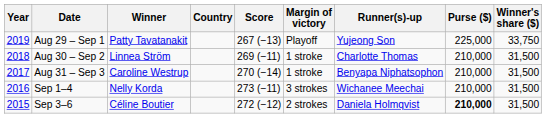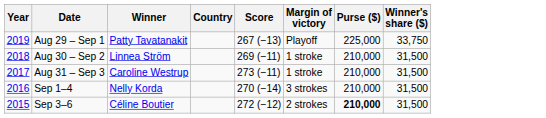- column: (390, 18)
(259, 72) 270 (−14) -> (259, 72) 273 (−11)
(259, 89) 273 (−11) -> (259, 89) 270 (−14)
